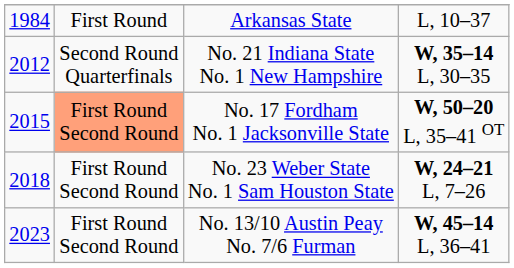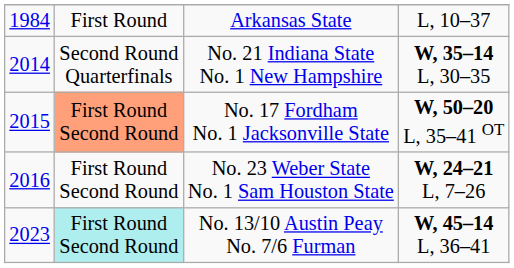(30, 64) 2012 -> (30, 64) 2014
(30, 179) 2018 -> (30, 179) 2016
(119, 235) no background -> (119, 235) paleturquoise background
